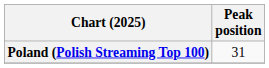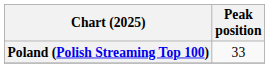(238, 52) 31 -> (238, 52) 33
